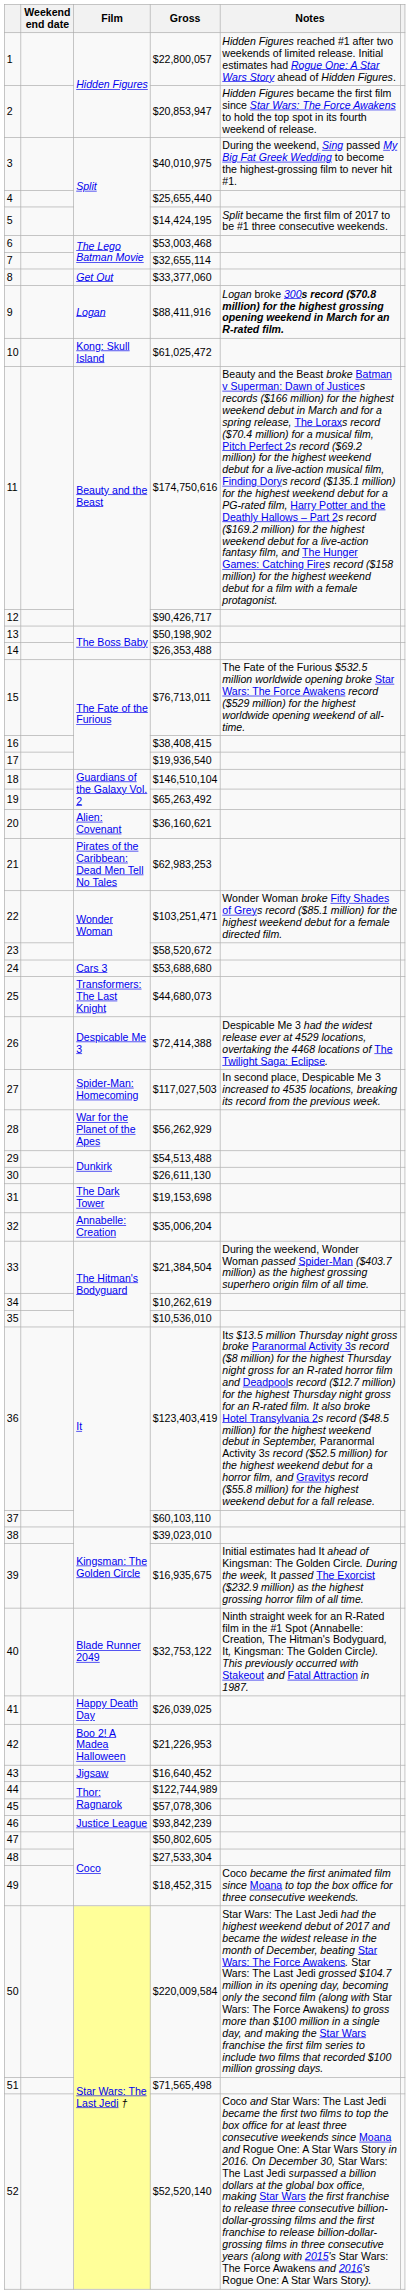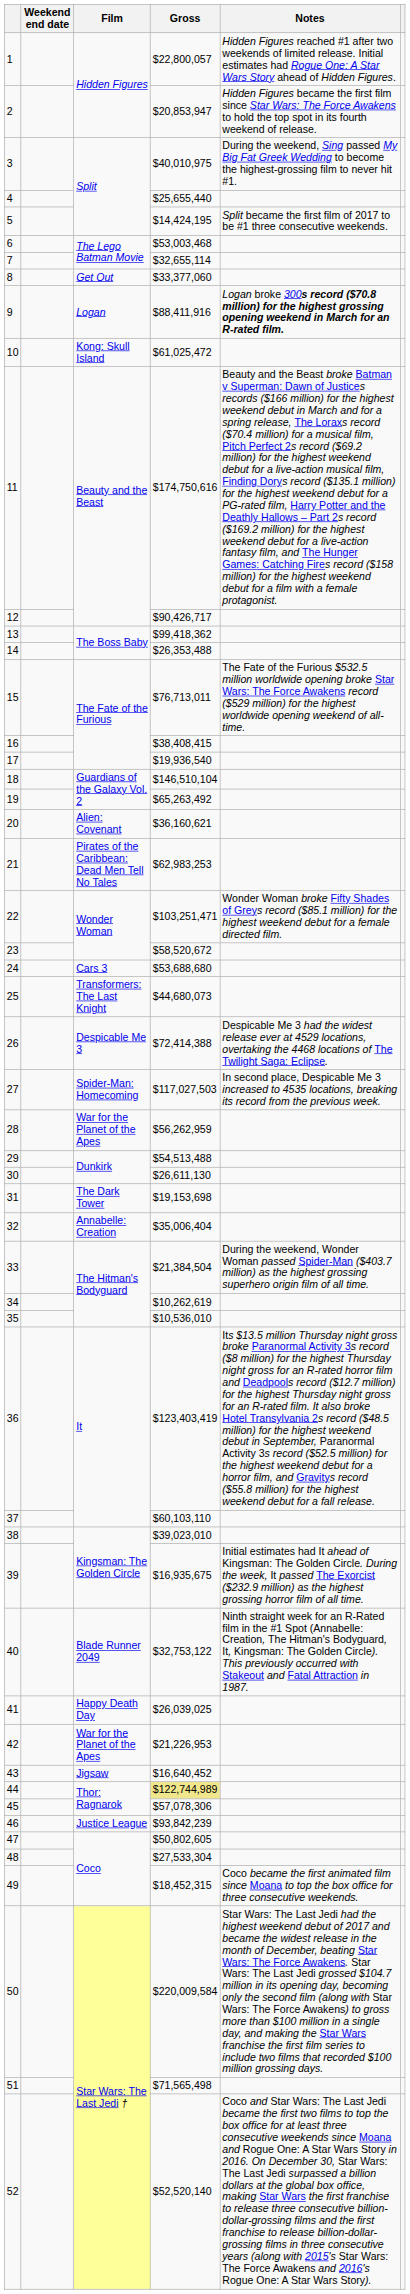(182, 634) $50,198,902 -> (182, 634) $99,418,362
(182, 1130) $56,262,929 -> (182, 1130) $56,262,959
(182, 1227) $35,006,204 -> (182, 1227) $35,006,404
(101, 1744) Boo 2! A Madea Halloween -> (106, 1744) War for the Planet of the Apes
(185, 1790) no background -> (185, 1790) khaki background
